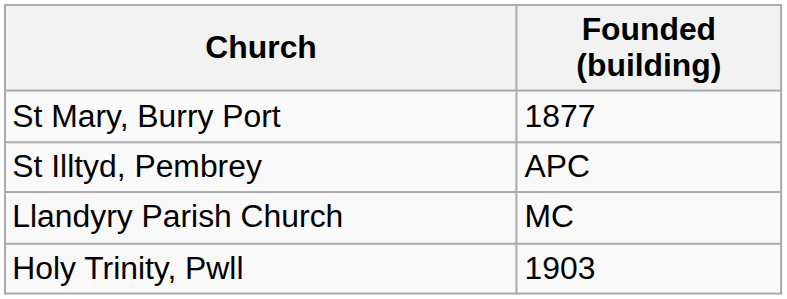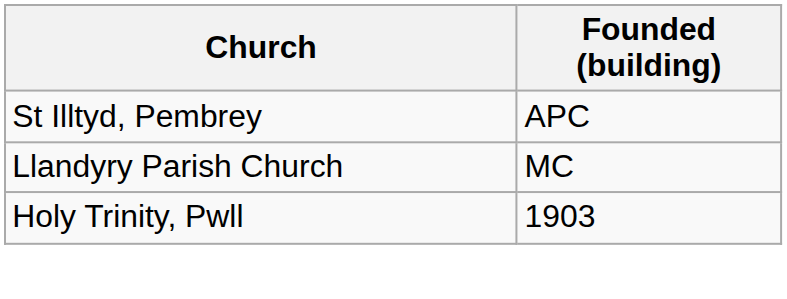- row: (147, 116)
